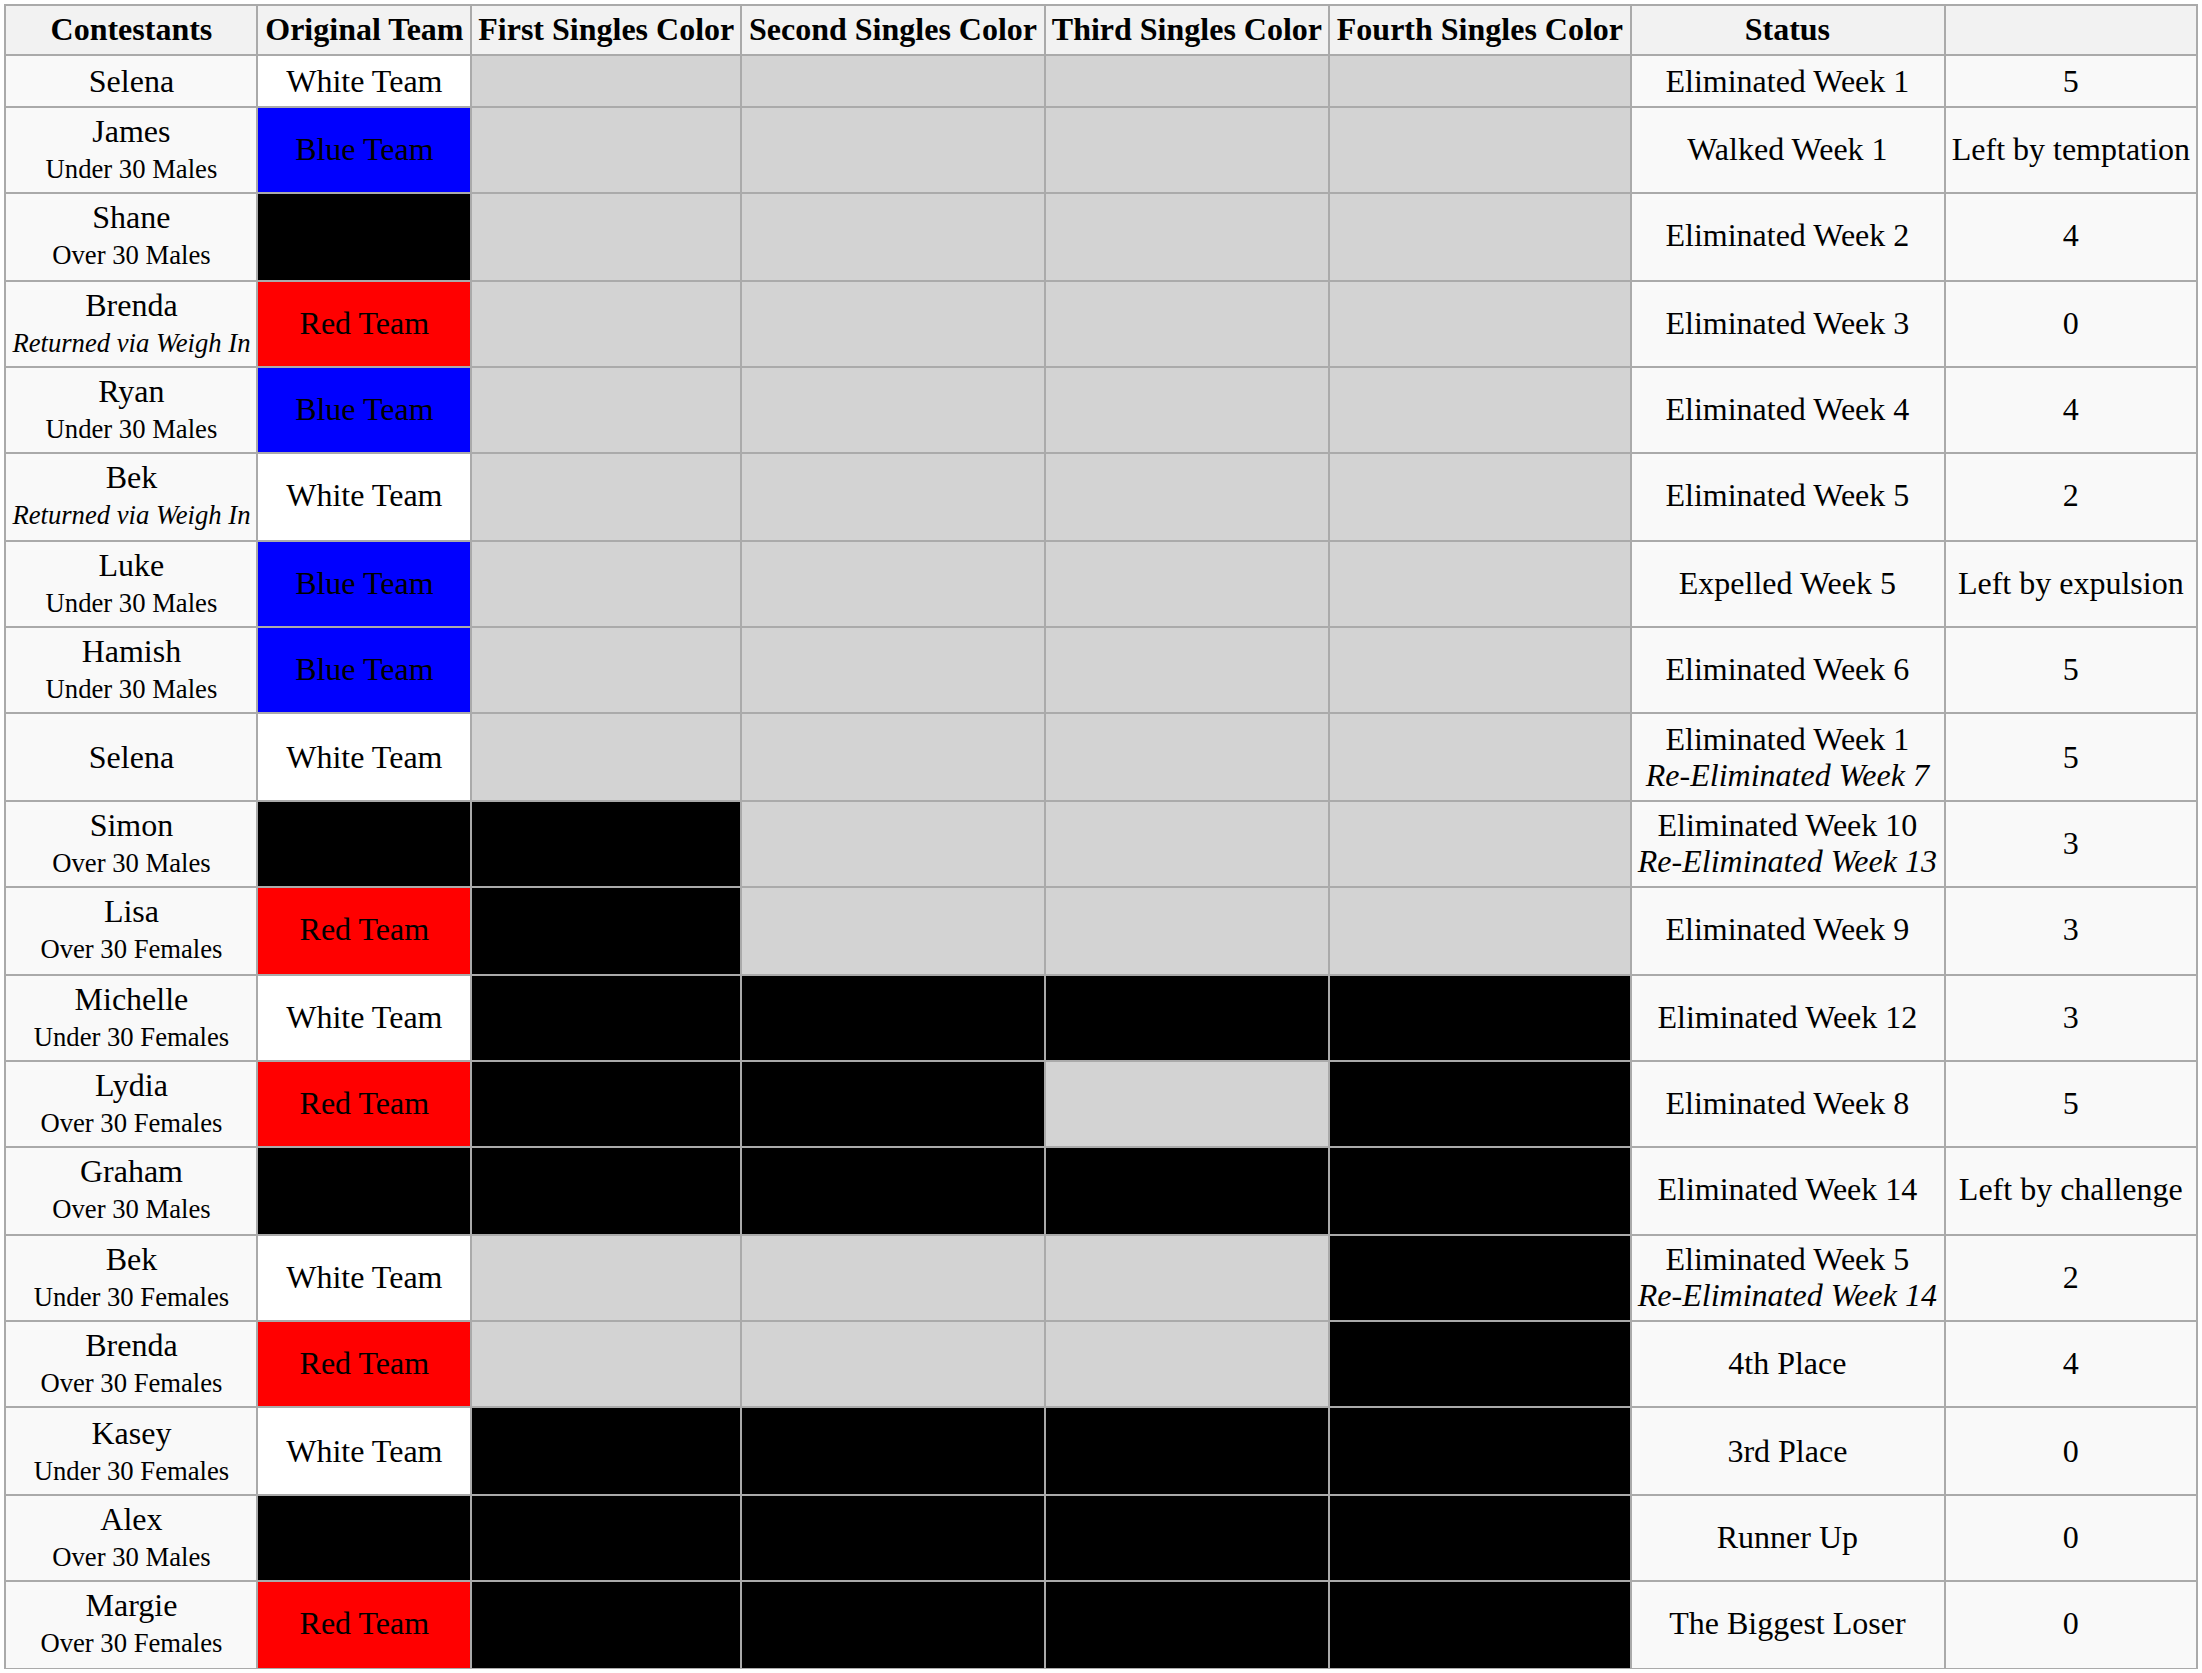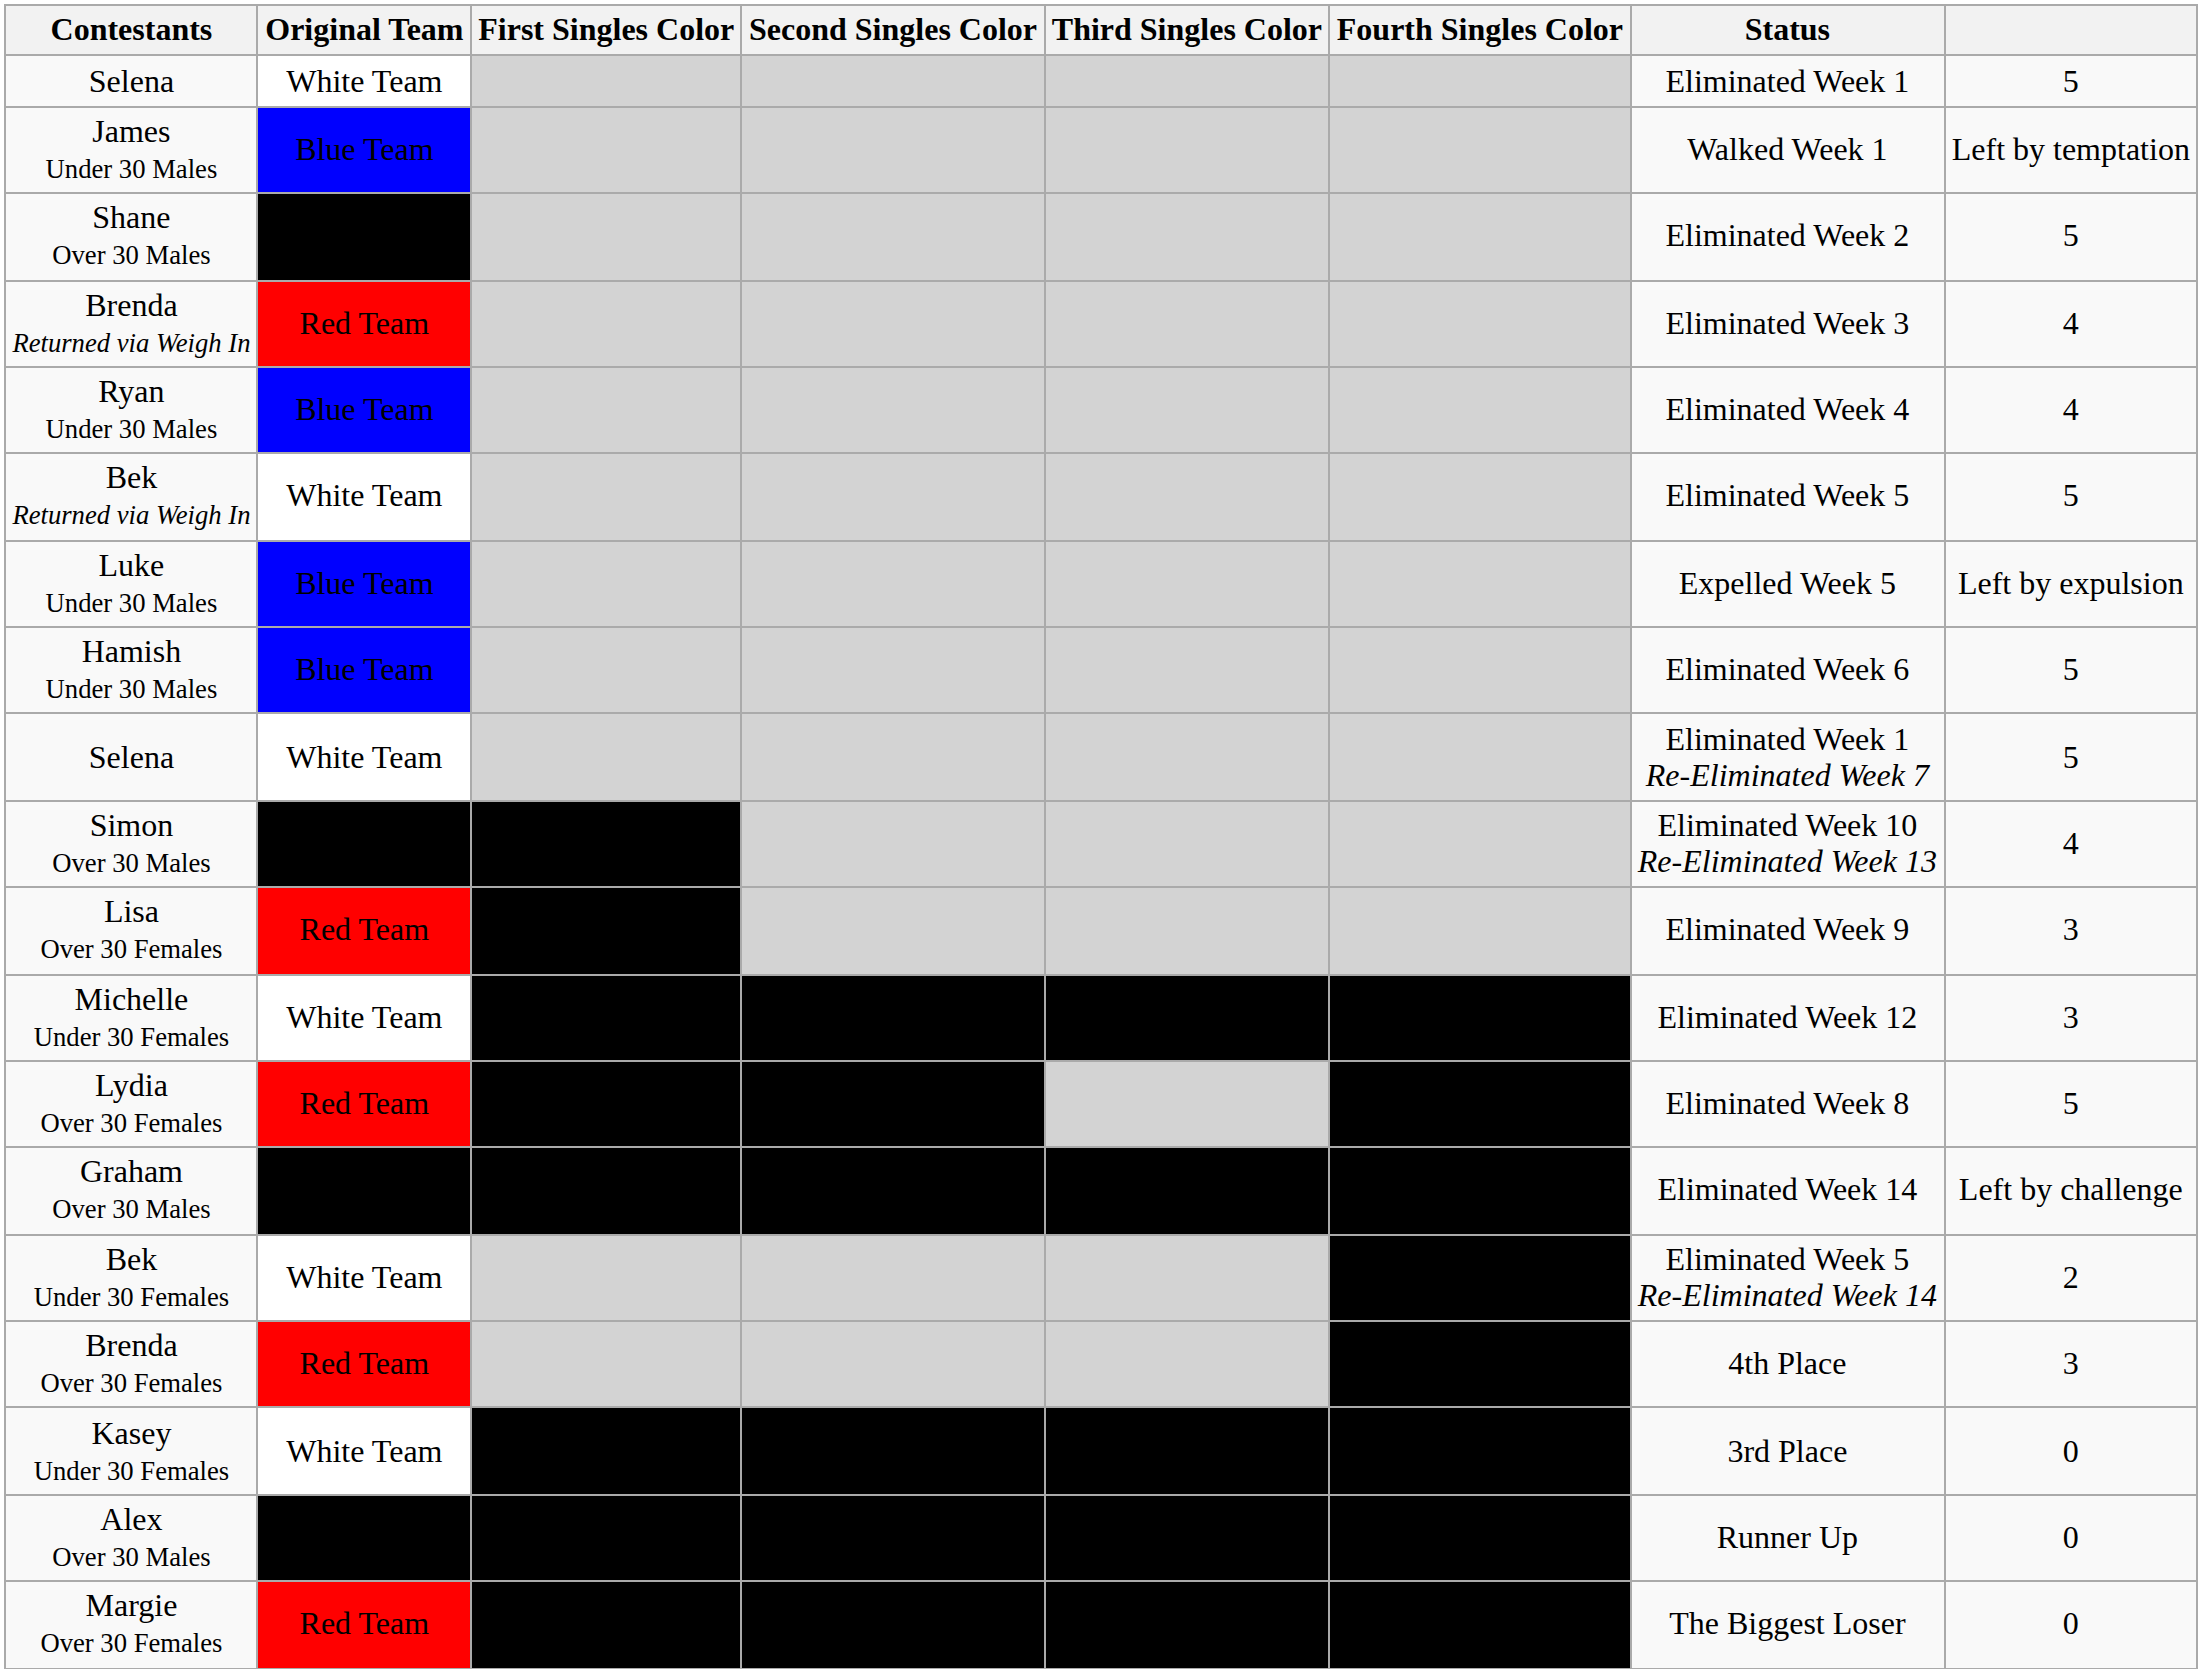(2071, 236) 4 -> (2071, 236) 5
(2071, 322) 0 -> (2071, 322) 4
(2071, 496) 2 -> (2071, 496) 5
(2071, 843) 3 -> (2071, 843) 4
(2071, 1363) 4 -> (2071, 1363) 3
